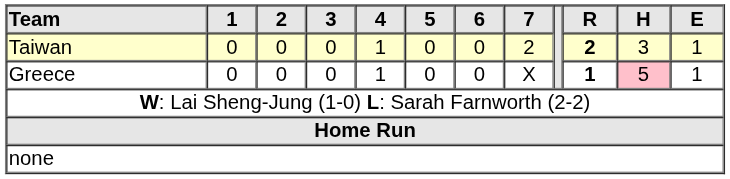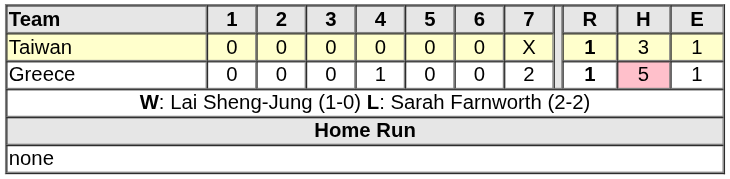(380, 47) 1 -> (380, 47) 0
(529, 47) 2 -> (529, 47) X
(590, 47) 2 -> (590, 47) 1
(529, 74) X -> (529, 74) 2
